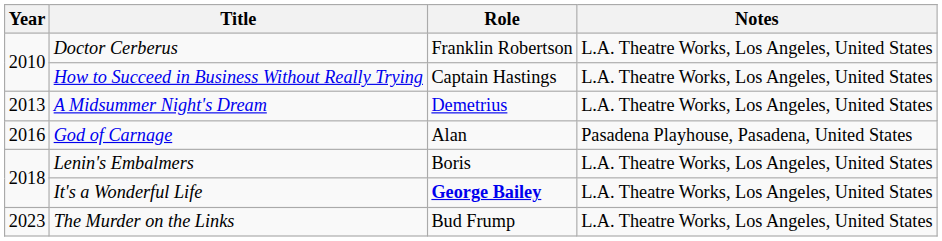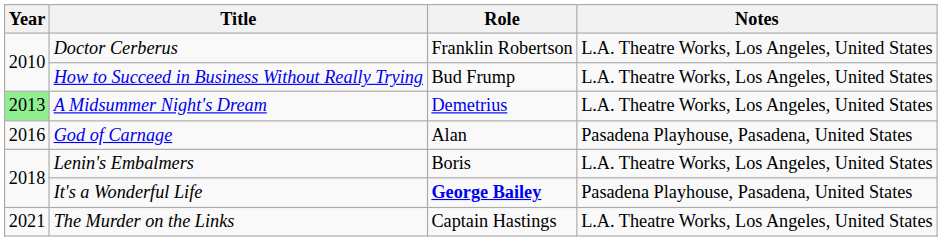(494, 76) Captain Hastings -> (473, 76) Bud Frump
(27, 105) no background -> (27, 105) lightgreen background
(757, 192) L.A. Theatre Works, Los Angeles, United States -> (747, 192) Pasadena Playhouse, Pasadena, United States
(27, 221) 2023 -> (27, 221) 2021
(473, 221) Bud Frump -> (494, 221) Captain Hastings
